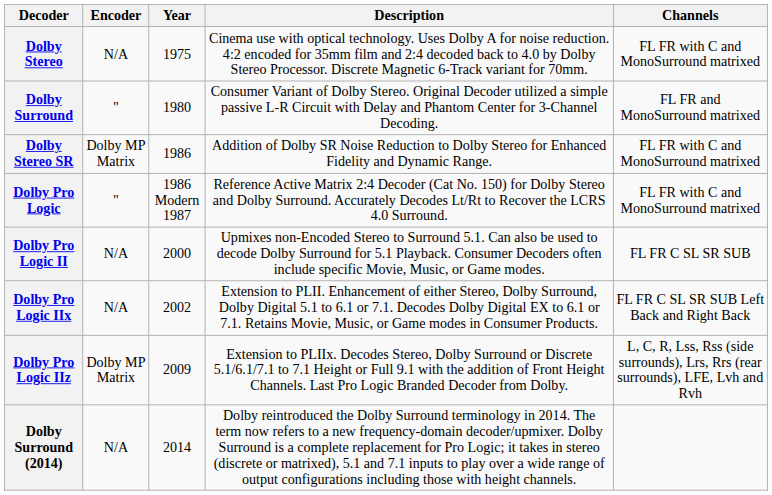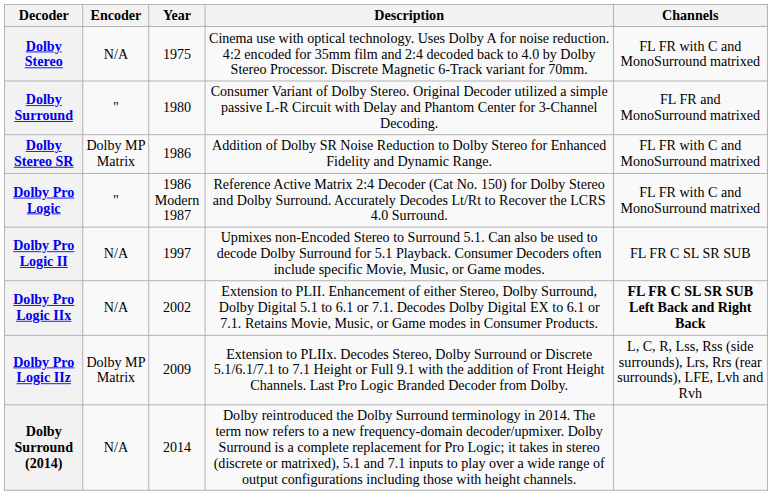(177, 254) 2000 -> (177, 254) 1997
(690, 308) normal -> (690, 308) bold
